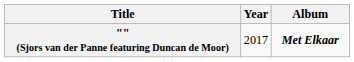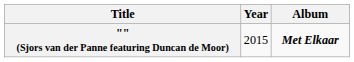(256, 40) 2017 -> (256, 40) 2015
